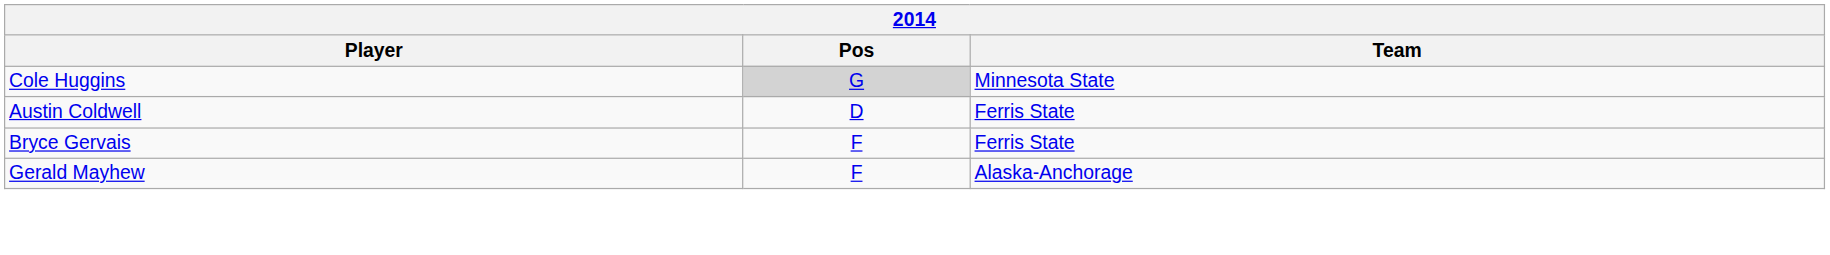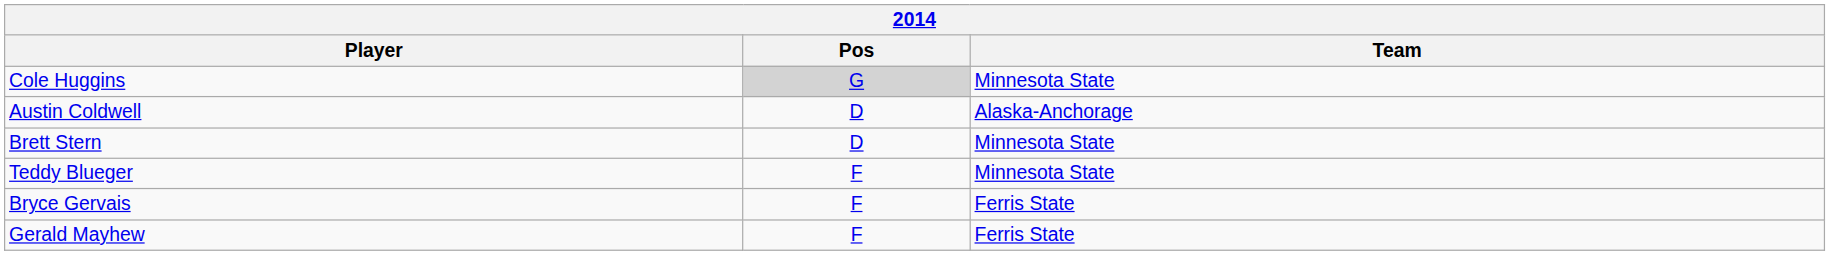(1025, 111) Ferris State -> (1054, 111) Alaska-Anchorage
+ row: (55, 142)
+ row: (71, 173)
(1054, 173) Alaska-Anchorage -> (1025, 234) Ferris State
